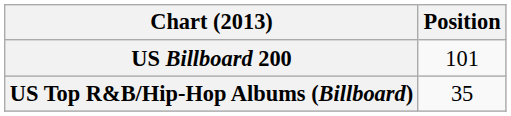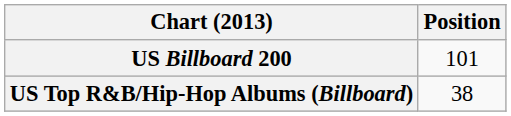(462, 93) 35 -> (462, 93) 38
